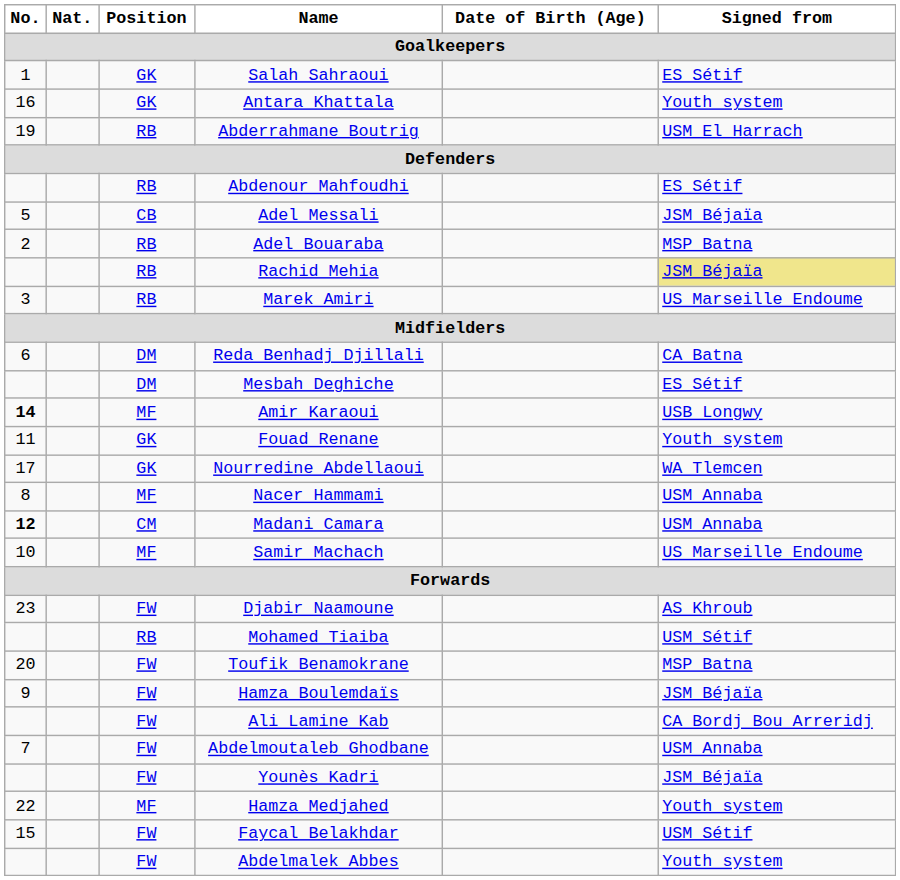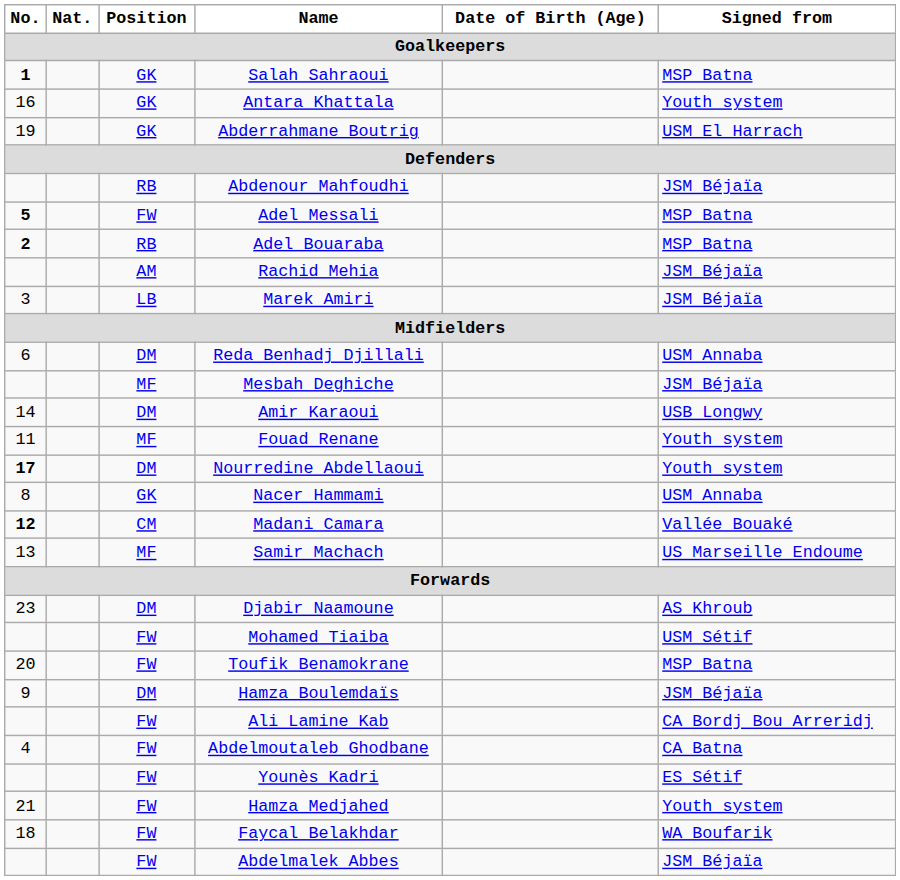(25, 75) normal -> (25, 75) bold
(702, 75) ES Sétif -> (707, 75) MSP Batna
(146, 131) RB -> (146, 131) GK
(702, 187) ES Sétif -> (712, 187) JSM Béjaïa
(25, 215) normal -> (25, 215) bold
(146, 215) CB -> (146, 215) FW
(712, 215) JSM Béjaïa -> (707, 215) MSP Batna
(25, 243) normal -> (25, 243) bold
(146, 271) RB -> (146, 271) AM
(712, 271) khaki background -> (712, 271) no background
(146, 300) RB -> (146, 300) LB
(763, 300) US Marseille Endoume -> (712, 300) JSM Béjaïa
(702, 356) CA Batna -> (712, 356) USM Annaba
(146, 384) DM -> (146, 384) MF
(702, 384) ES Sétif -> (712, 384) JSM Béjaïa
(25, 412) bold -> (25, 412) normal
(146, 412) MF -> (146, 412) DM
(146, 440) GK -> (146, 440) MF
(25, 468) normal -> (25, 468) bold
(146, 468) GK -> (146, 468) DM
(712, 468) WA Tlemcen -> (722, 468) Youth system
(146, 496) MF -> (146, 496) GK
(712, 524) USM Annaba -> (727, 524) Vallée Bouaké
(25, 553) 10 -> (25, 553) 13
(146, 609) FW -> (146, 609) DM
(146, 637) RB -> (146, 637) FW
(146, 693) FW -> (146, 693) DM
(25, 749) 7 -> (25, 749) 4
(712, 749) USM Annaba -> (702, 749) CA Batna
(712, 777) JSM Béjaïa -> (702, 777) ES Sétif
(25, 805) 22 -> (25, 805) 21
(146, 805) MF -> (146, 805) FW
(25, 834) 15 -> (25, 834) 18
(707, 834) USM Sétif -> (717, 834) WA Boufarik
(722, 862) Youth system -> (712, 862) JSM Béjaïa
